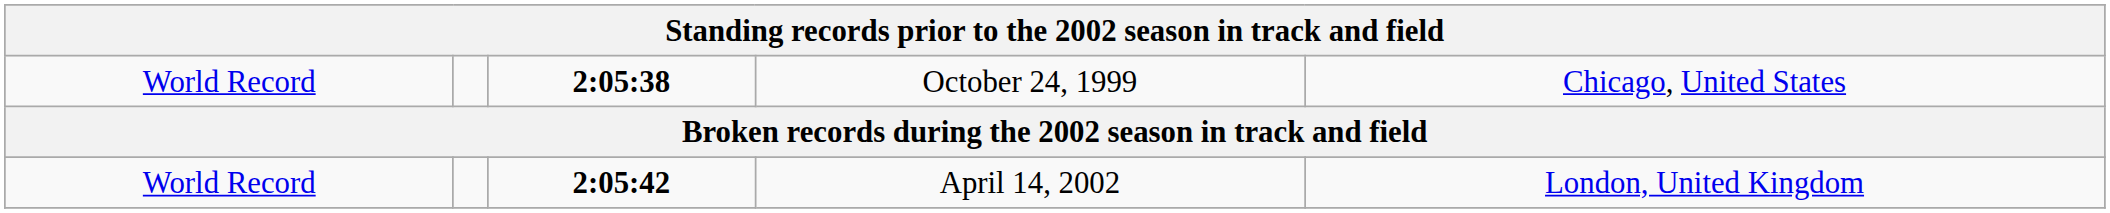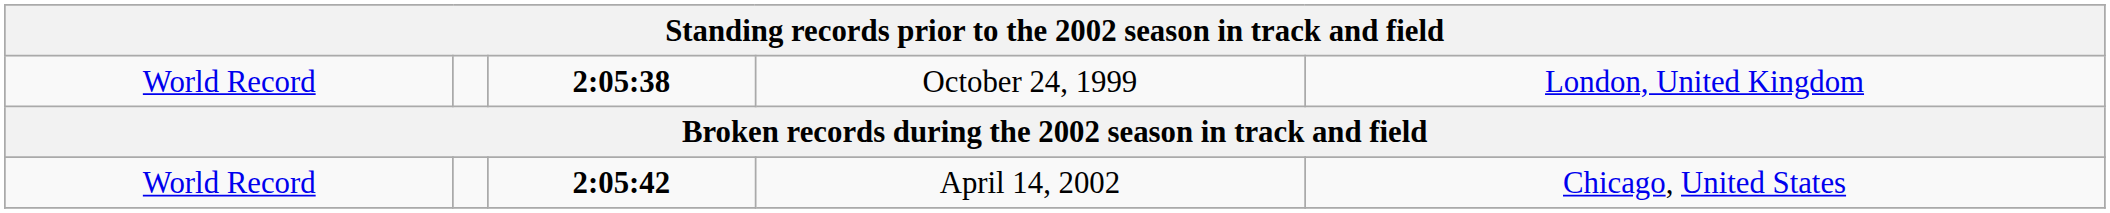(1705, 80) Chicago, United States -> (1705, 80) London, United Kingdom
(1705, 181) London, United Kingdom -> (1705, 181) Chicago, United States
